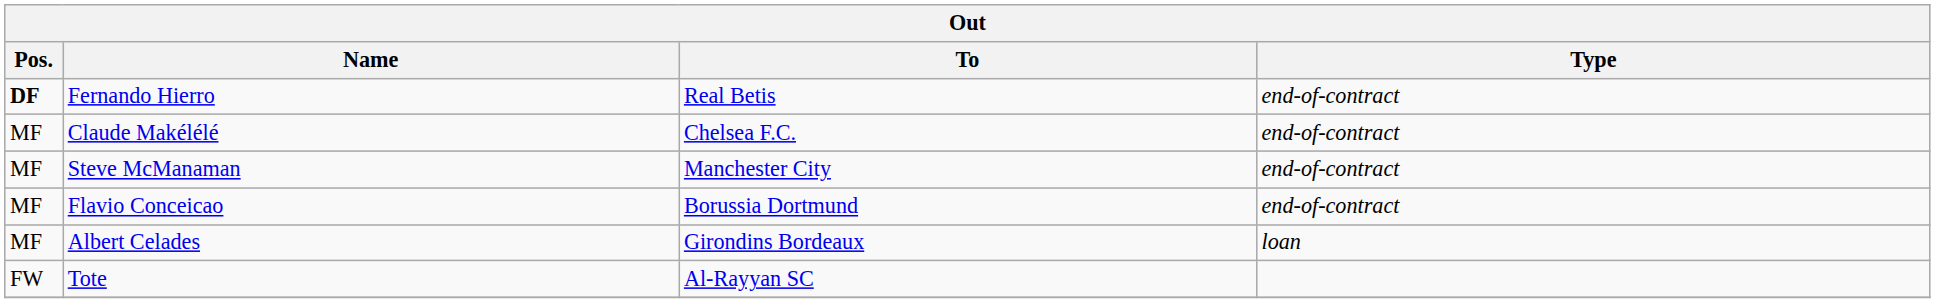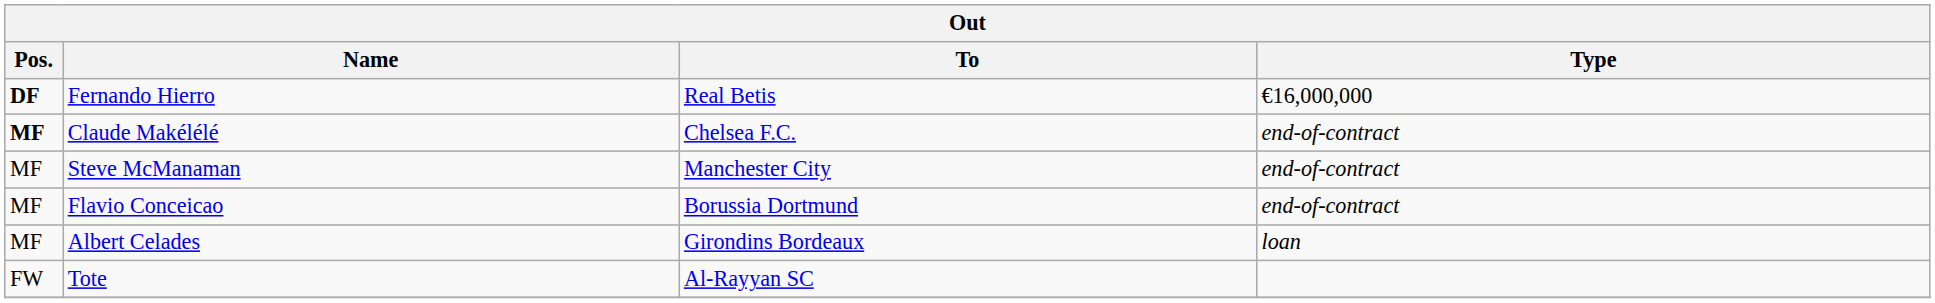(1330, 96) end-of-contract -> (1317, 96) €16,000,000
(26, 132) normal -> (27, 132) bold
